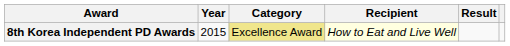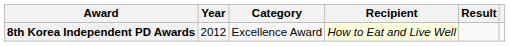(213, 31) 2015 -> (213, 31) 2012
(277, 31) khaki background -> (277, 31) no background
